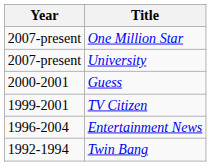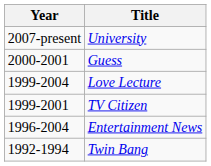- row: (135, 37)
+ row: (124, 82)
